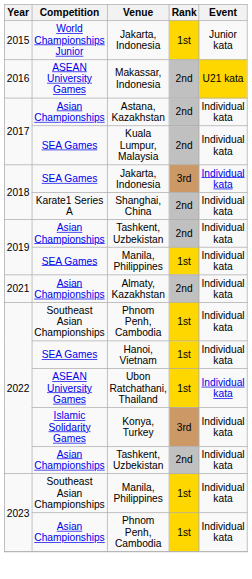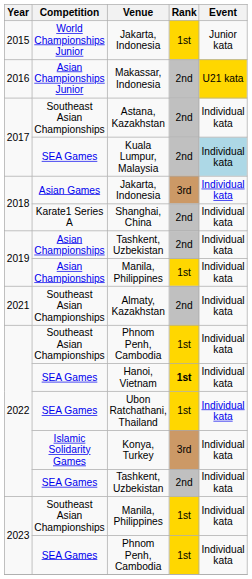(69, 79) ASEAN University Games -> (69, 79) Asian Championships Junior
(69, 112) Asian Championships -> (69, 118) Southeast Asian Championships
(223, 146) no background -> (223, 157) lightblue background
(69, 179) SEA Games -> (69, 190) Asian Games
(69, 261) SEA Games -> (69, 273) Asian Championships
(69, 289) Asian Championships -> (69, 306) Southeast Asian Championships
(184, 355) normal -> (184, 378) bold
(69, 388) ASEAN University Games -> (69, 411) SEA Games
(69, 460) Asian Championships -> (69, 483) SEA Games
(69, 533) Asian Championships -> (69, 555) SEA Games
